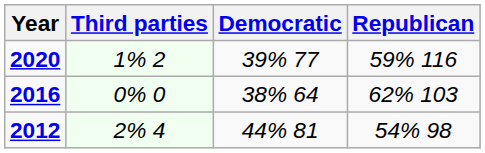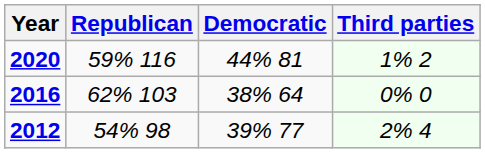columns swapped: (413, 23) <-> (139, 23)
(280, 59) 39% 77 -> (265, 59) 44% 81
(280, 130) 44% 81 -> (265, 130) 39% 77
